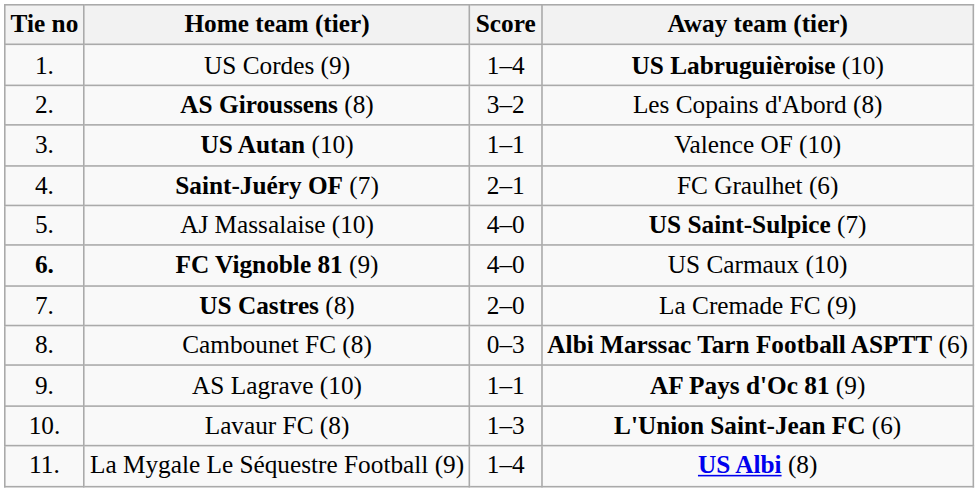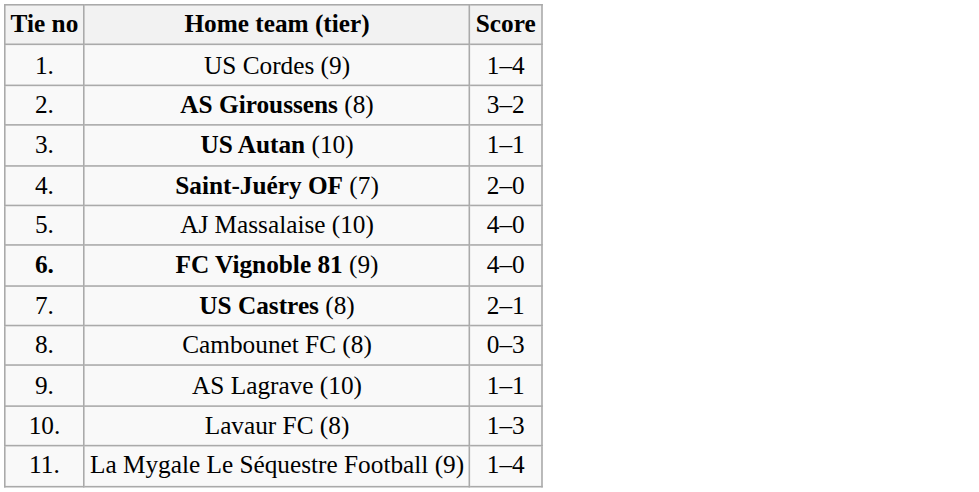- column: (758, 24)
(506, 184) 2–1 -> (506, 184) 2–0
(506, 305) 2–0 -> (506, 305) 2–1
